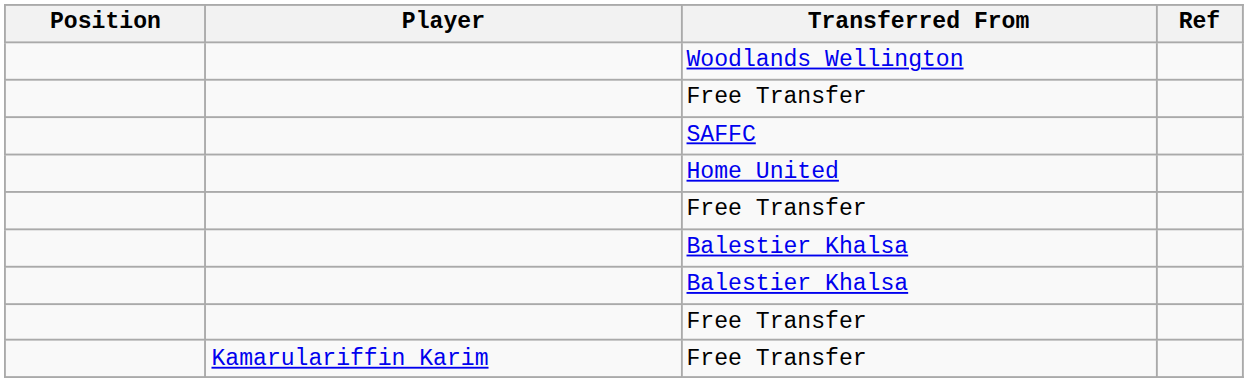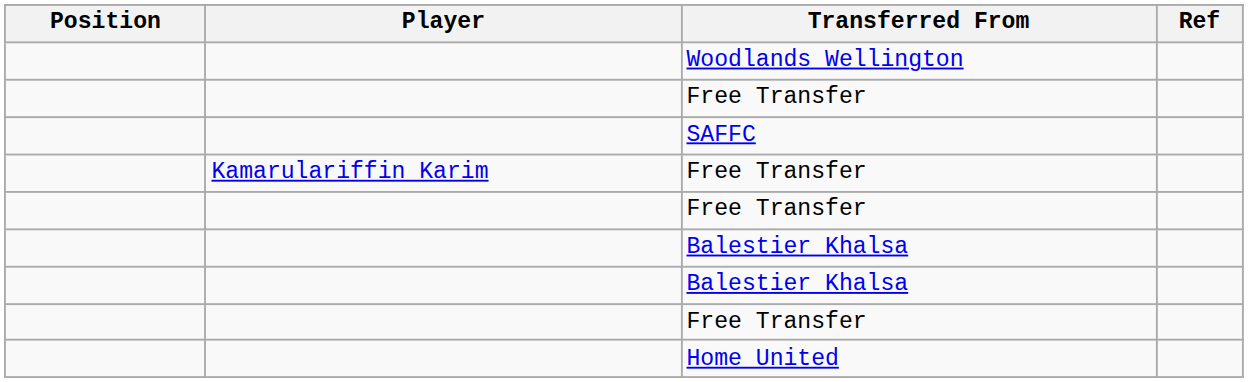rows swapped: (443, 173) <-> (350, 359)
